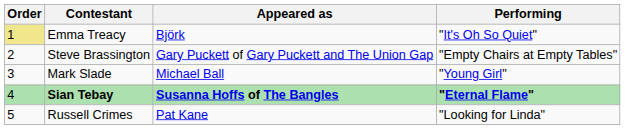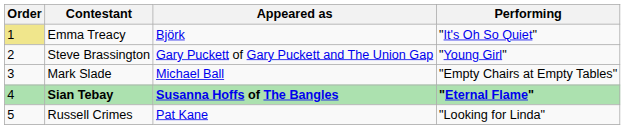(528, 54) "Empty Chairs at Empty Tables" -> (473, 54) "Young Girl"
(473, 74) "Young Girl" -> (528, 74) "Empty Chairs at Empty Tables"
